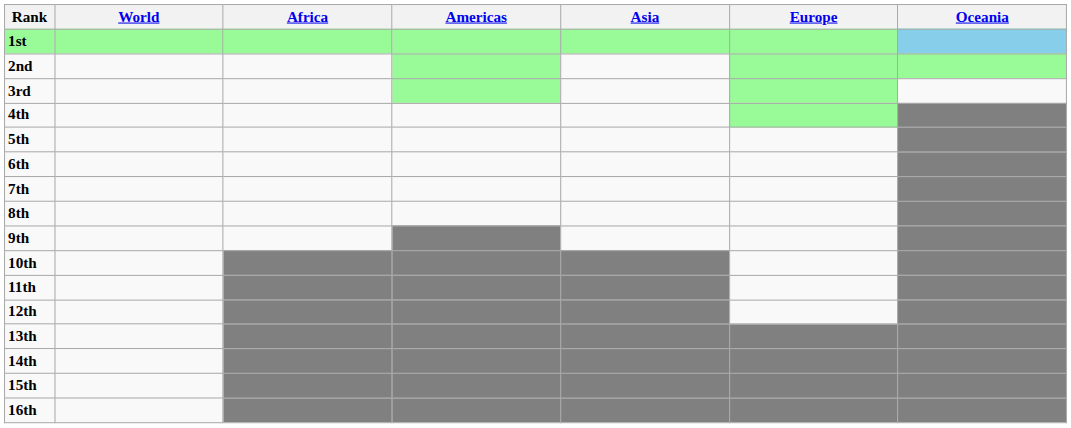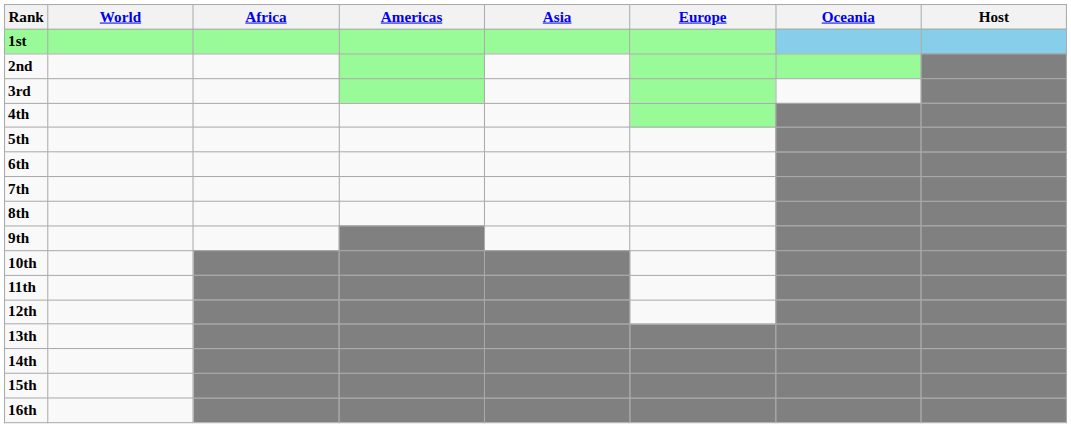+ column: (994, 16)
